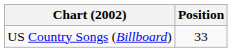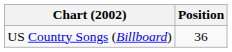(201, 36) 33 -> (201, 36) 36
